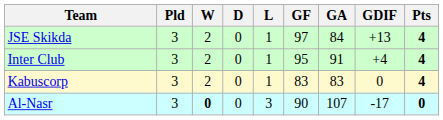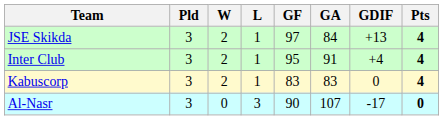- column: (238, 15)
(208, 103) bold -> (224, 103) normal
